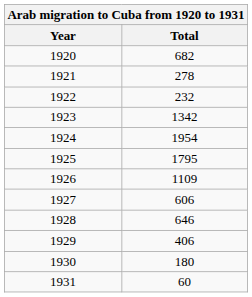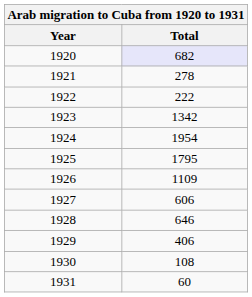(184, 55) no background -> (184, 55) lavender background
(184, 96) 232 -> (184, 96) 222
(184, 261) 180 -> (184, 261) 108
